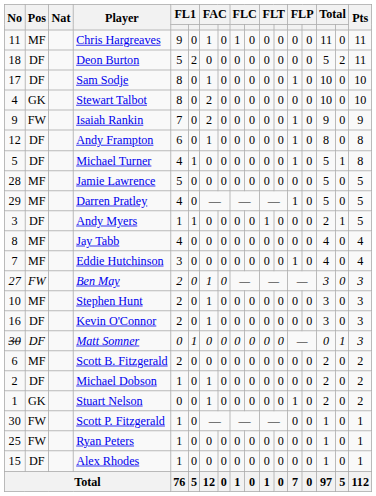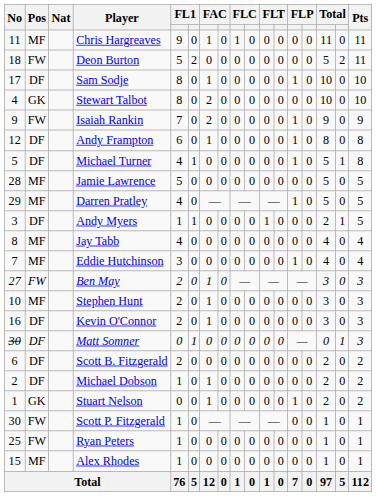(37, 60) DF -> (37, 60) FW
(37, 361) MF -> (37, 361) DF
(37, 461) DF -> (37, 461) MF
